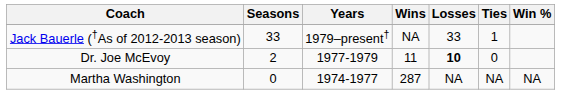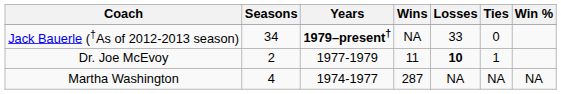(273, 36) 33 -> (271, 36) 34
(347, 36) normal -> (347, 36) bold
(494, 36) 1 -> (496, 36) 0
(494, 58) 0 -> (496, 58) 1
(273, 79) 0 -> (271, 79) 4
